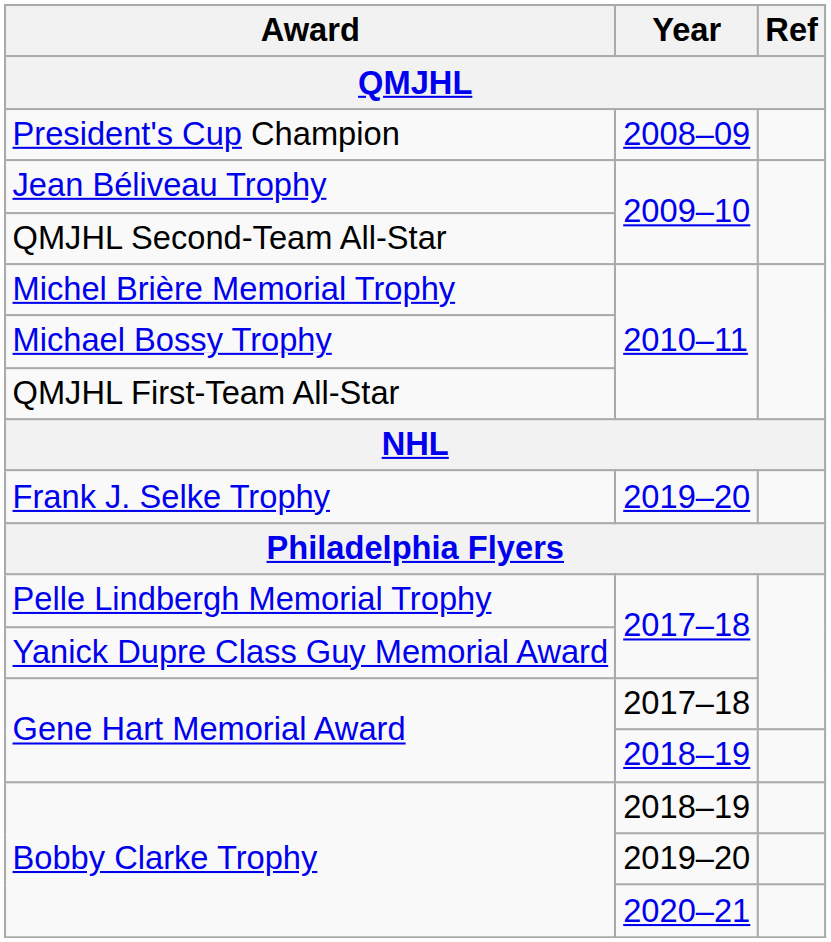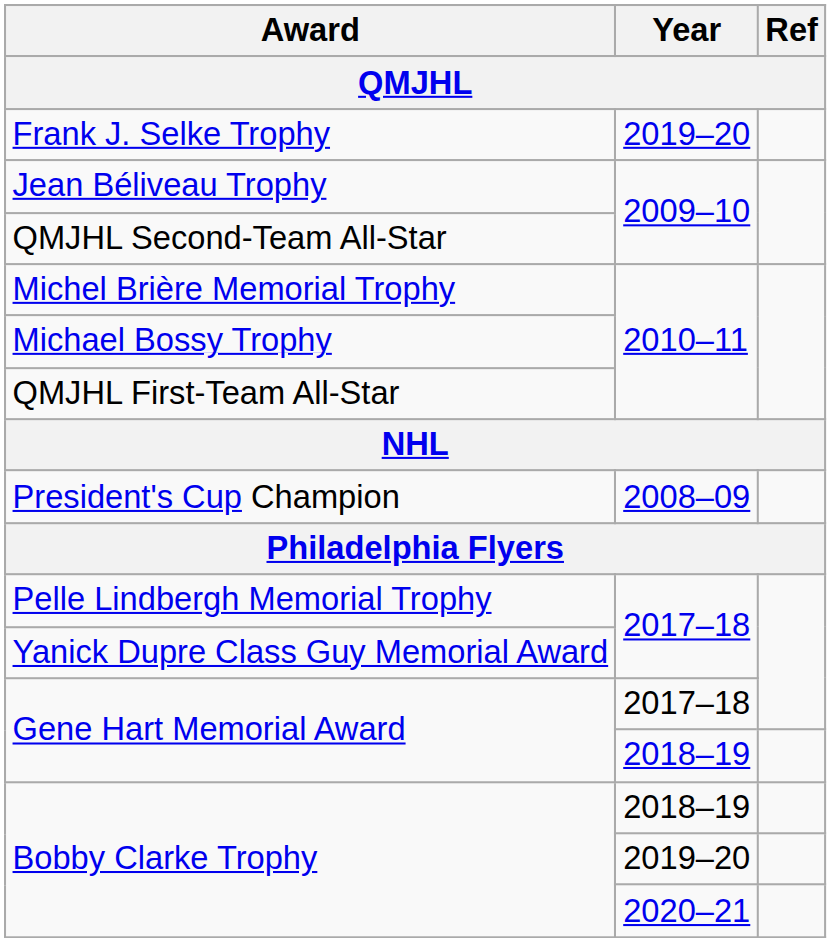rows swapped: (206, 133) <-> (171, 496)
